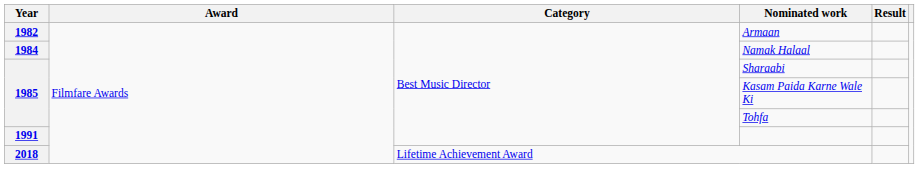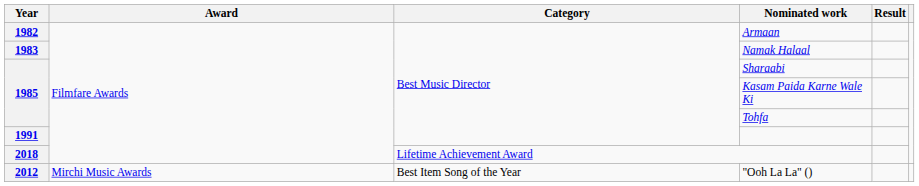(27, 50) 1984 -> (27, 50) 1983
+ row: (777, 172)
